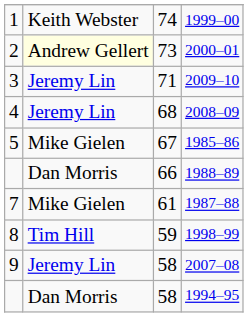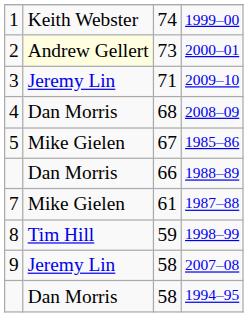(71, 111) Jeremy Lin -> (73, 111) Dan Morris
